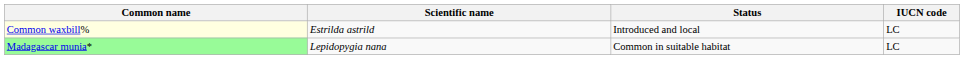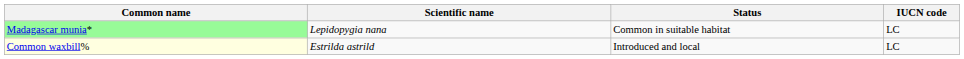rows swapped: (49, 46) <-> (48, 29)
